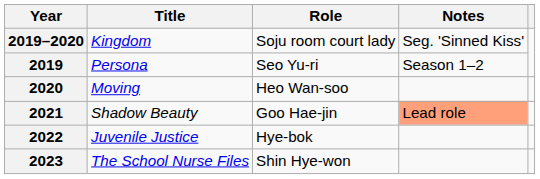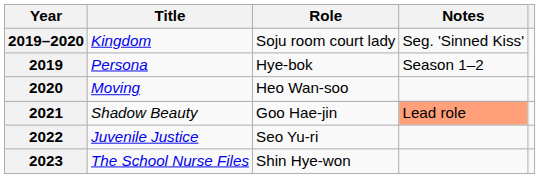(287, 64) Seo Yu-ri -> (284, 64) Hye-bok
(284, 137) Hye-bok -> (287, 137) Seo Yu-ri
